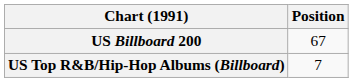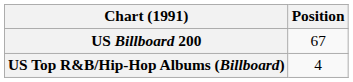(318, 65) 7 -> (318, 65) 4
